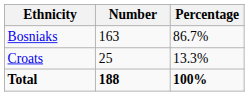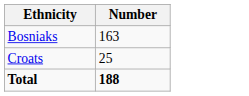- column: (207, 15)
